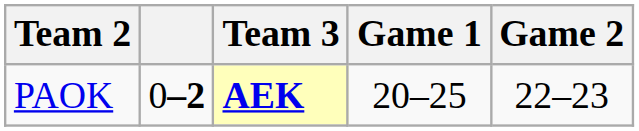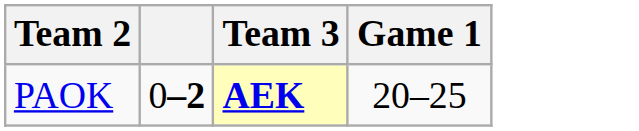- column: (562, 34)
